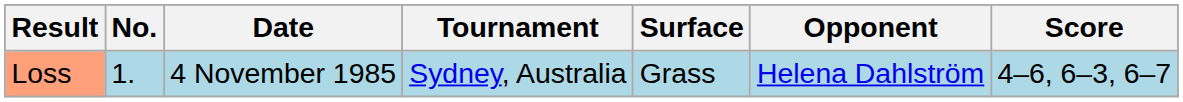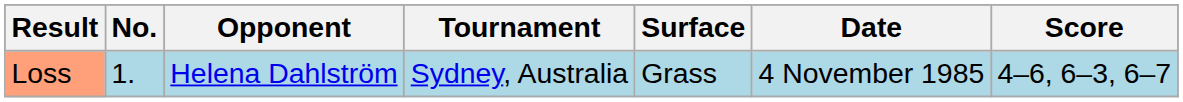columns swapped: (283, 27) <-> (871, 27)
